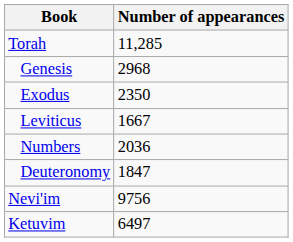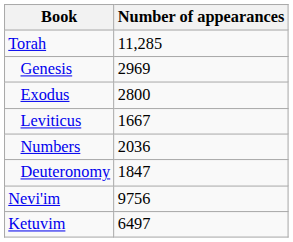(134, 69) 2968 -> (134, 69) 2969
(134, 95) 2350 -> (134, 95) 2800
